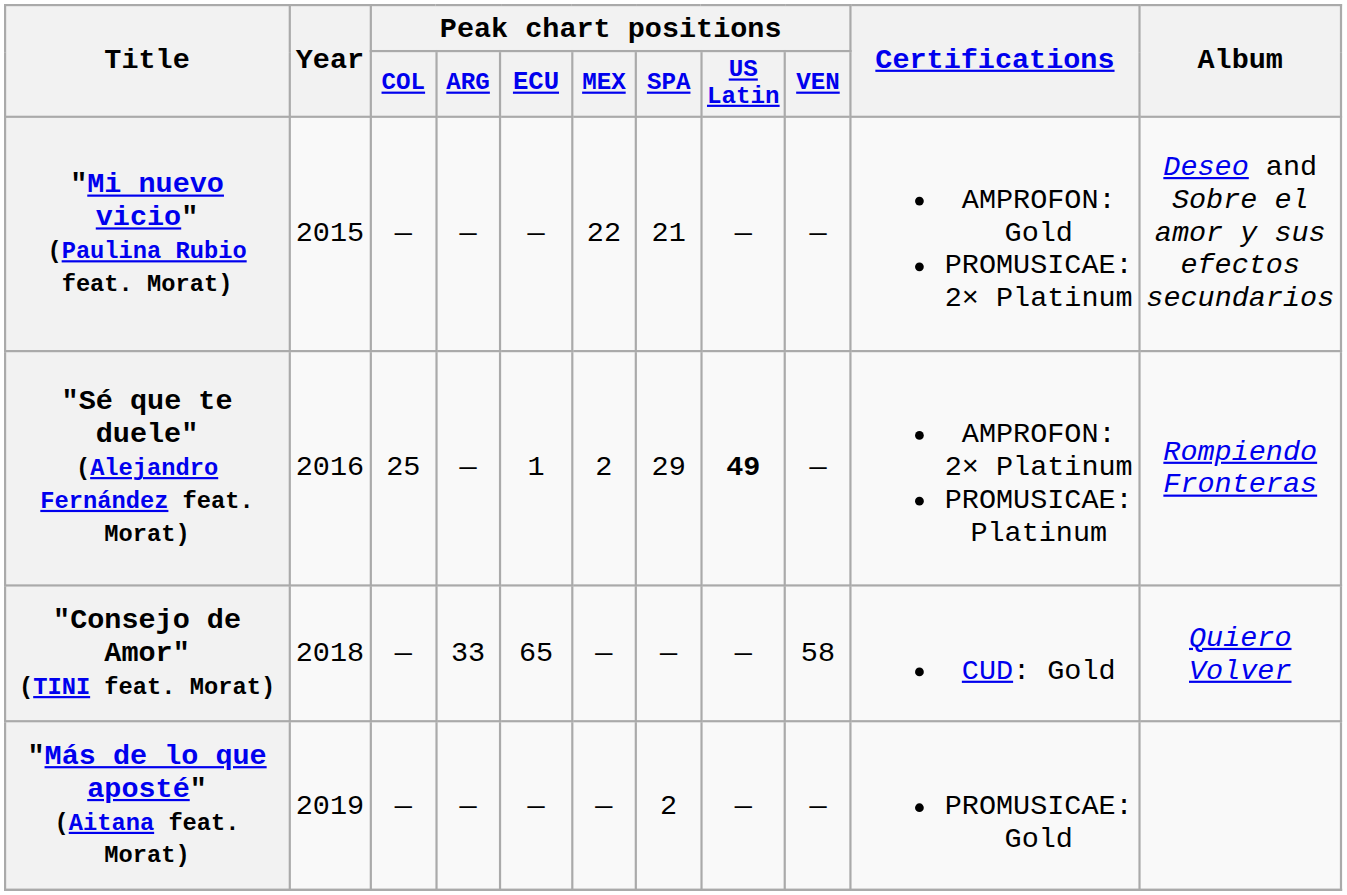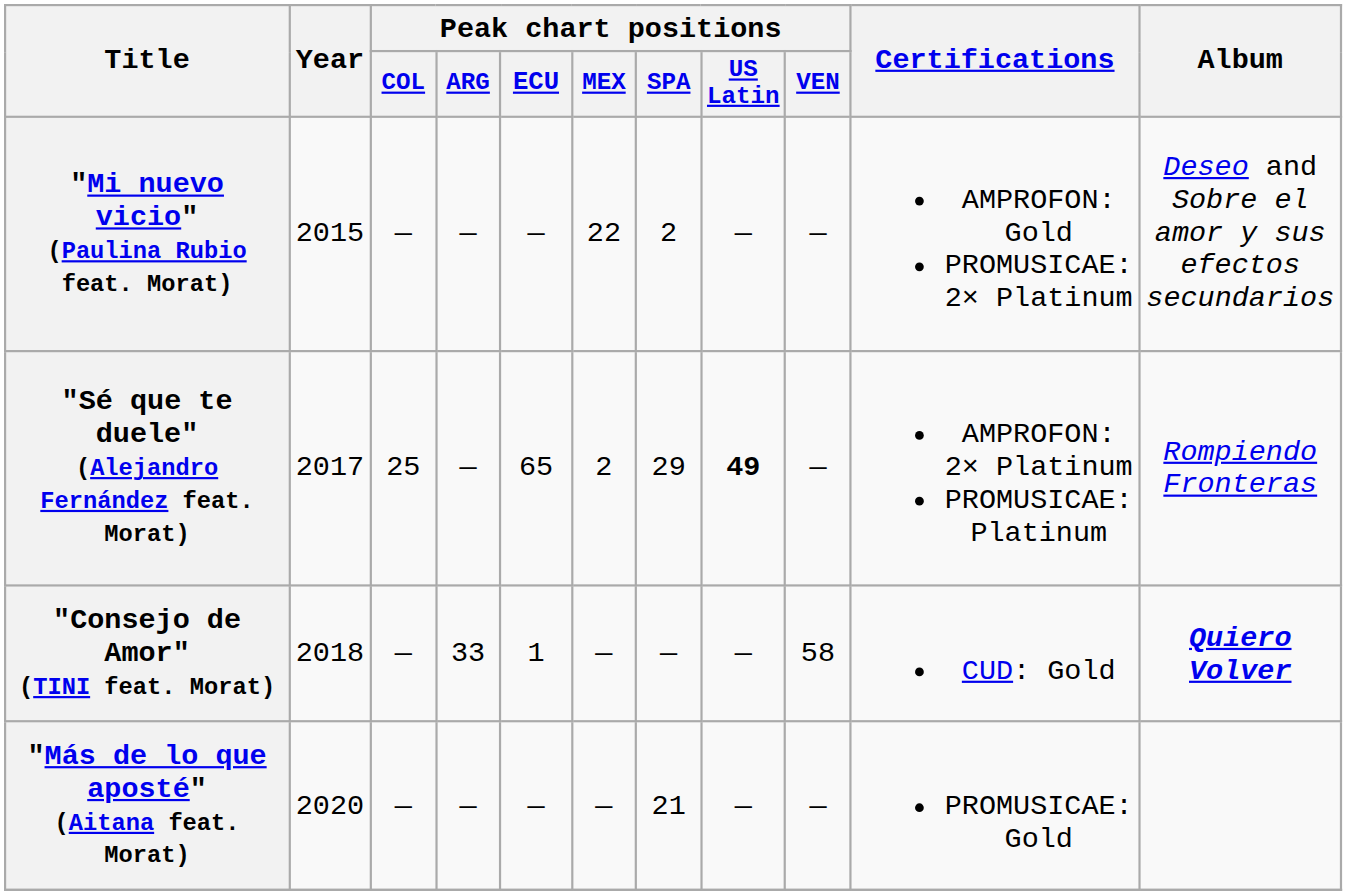(669, 233) 21 -> (669, 233) 2
(330, 468) 2016 -> (330, 468) 2017
(536, 468) 1 -> (536, 468) 65
(536, 653) 65 -> (536, 653) 1
(1240, 653) normal -> (1240, 653) bold
(330, 806) 2019 -> (330, 806) 2020
(669, 806) 2 -> (669, 806) 21
